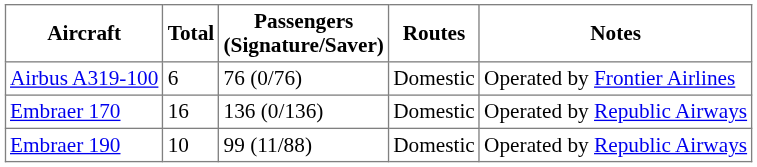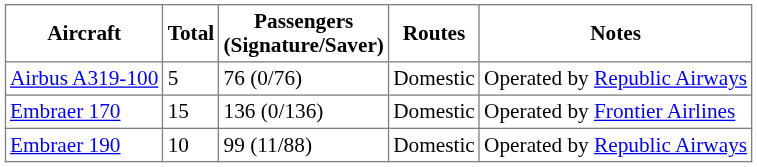(173, 78) 6 -> (173, 78) 5
(610, 78) Operated by Frontier Airlines -> (616, 78) Operated by Republic Airways
(178, 111) 16 -> (178, 111) 15
(616, 111) Operated by Republic Airways -> (610, 111) Operated by Frontier Airlines
